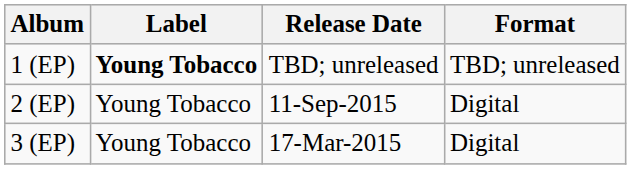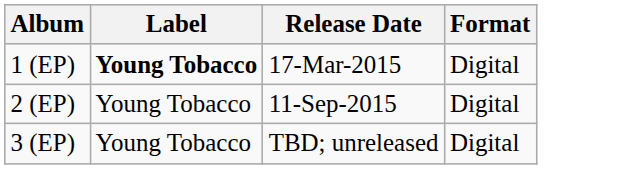(354, 63) TBD; unreleased -> (335, 63) 17-Mar-2015
(535, 63) TBD; unreleased -> (485, 63) Digital
(335, 143) 17-Mar-2015 -> (354, 143) TBD; unreleased
